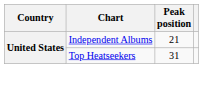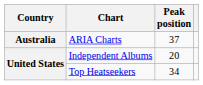+ row: (95, 39)
(174, 39) 21 -> (174, 55) 20
(174, 55) 31 -> (174, 71) 34
